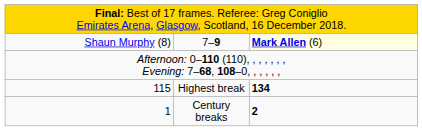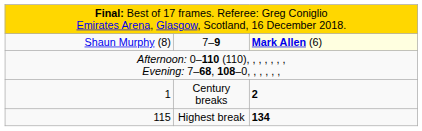rows swapped: (162, 88) <-> (168, 112)
